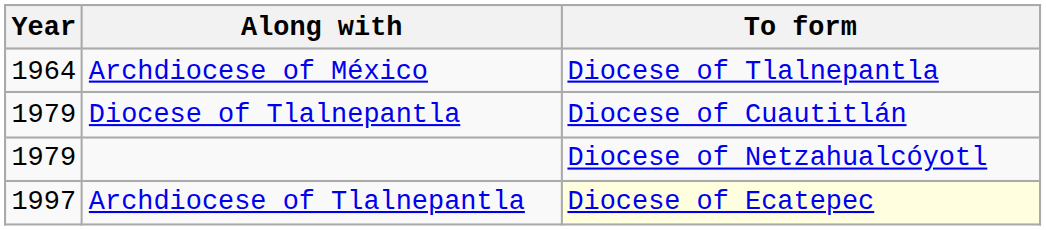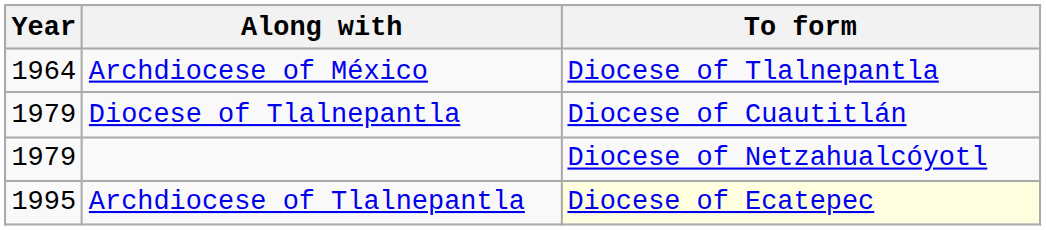(44, 202) 1997 -> (44, 202) 1995
